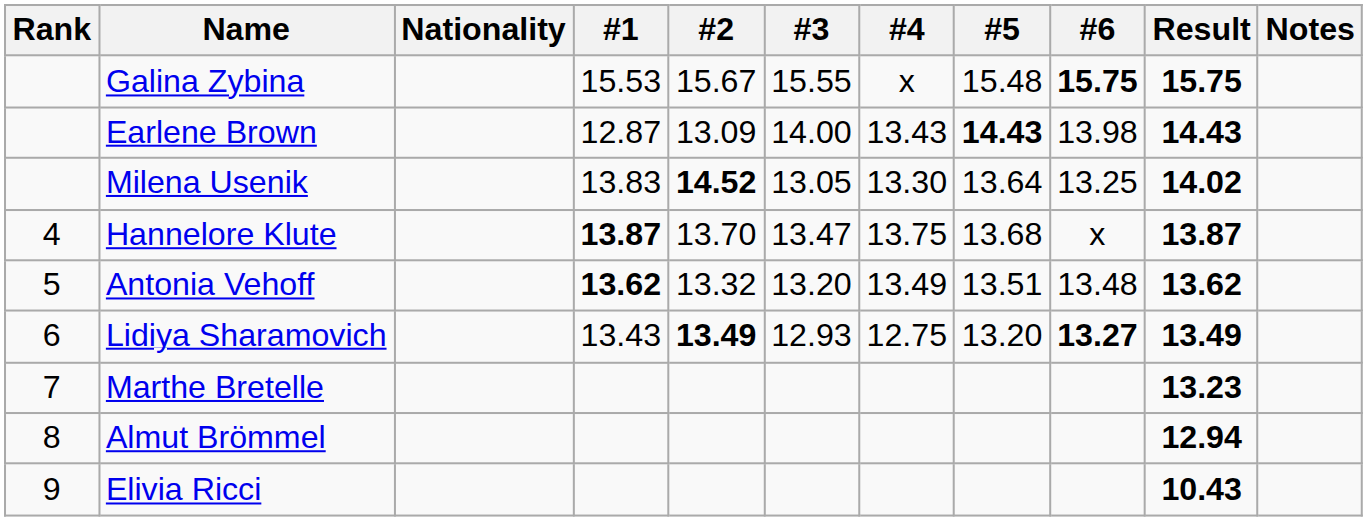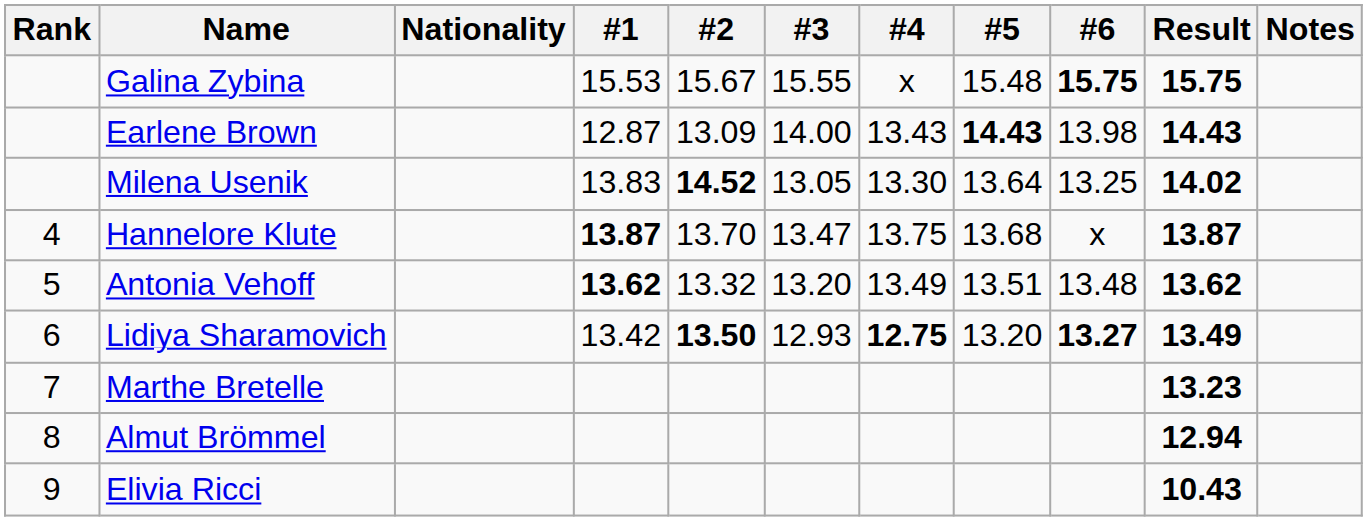(621, 336) 13.43 -> (621, 336) 13.42
(716, 336) 13.49 -> (716, 336) 13.50
(907, 336) normal -> (907, 336) bold
